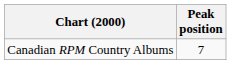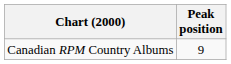(201, 49) 7 -> (201, 49) 9
